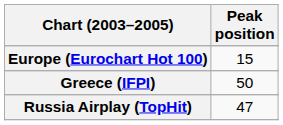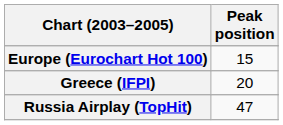(245, 82) 50 -> (245, 82) 20
